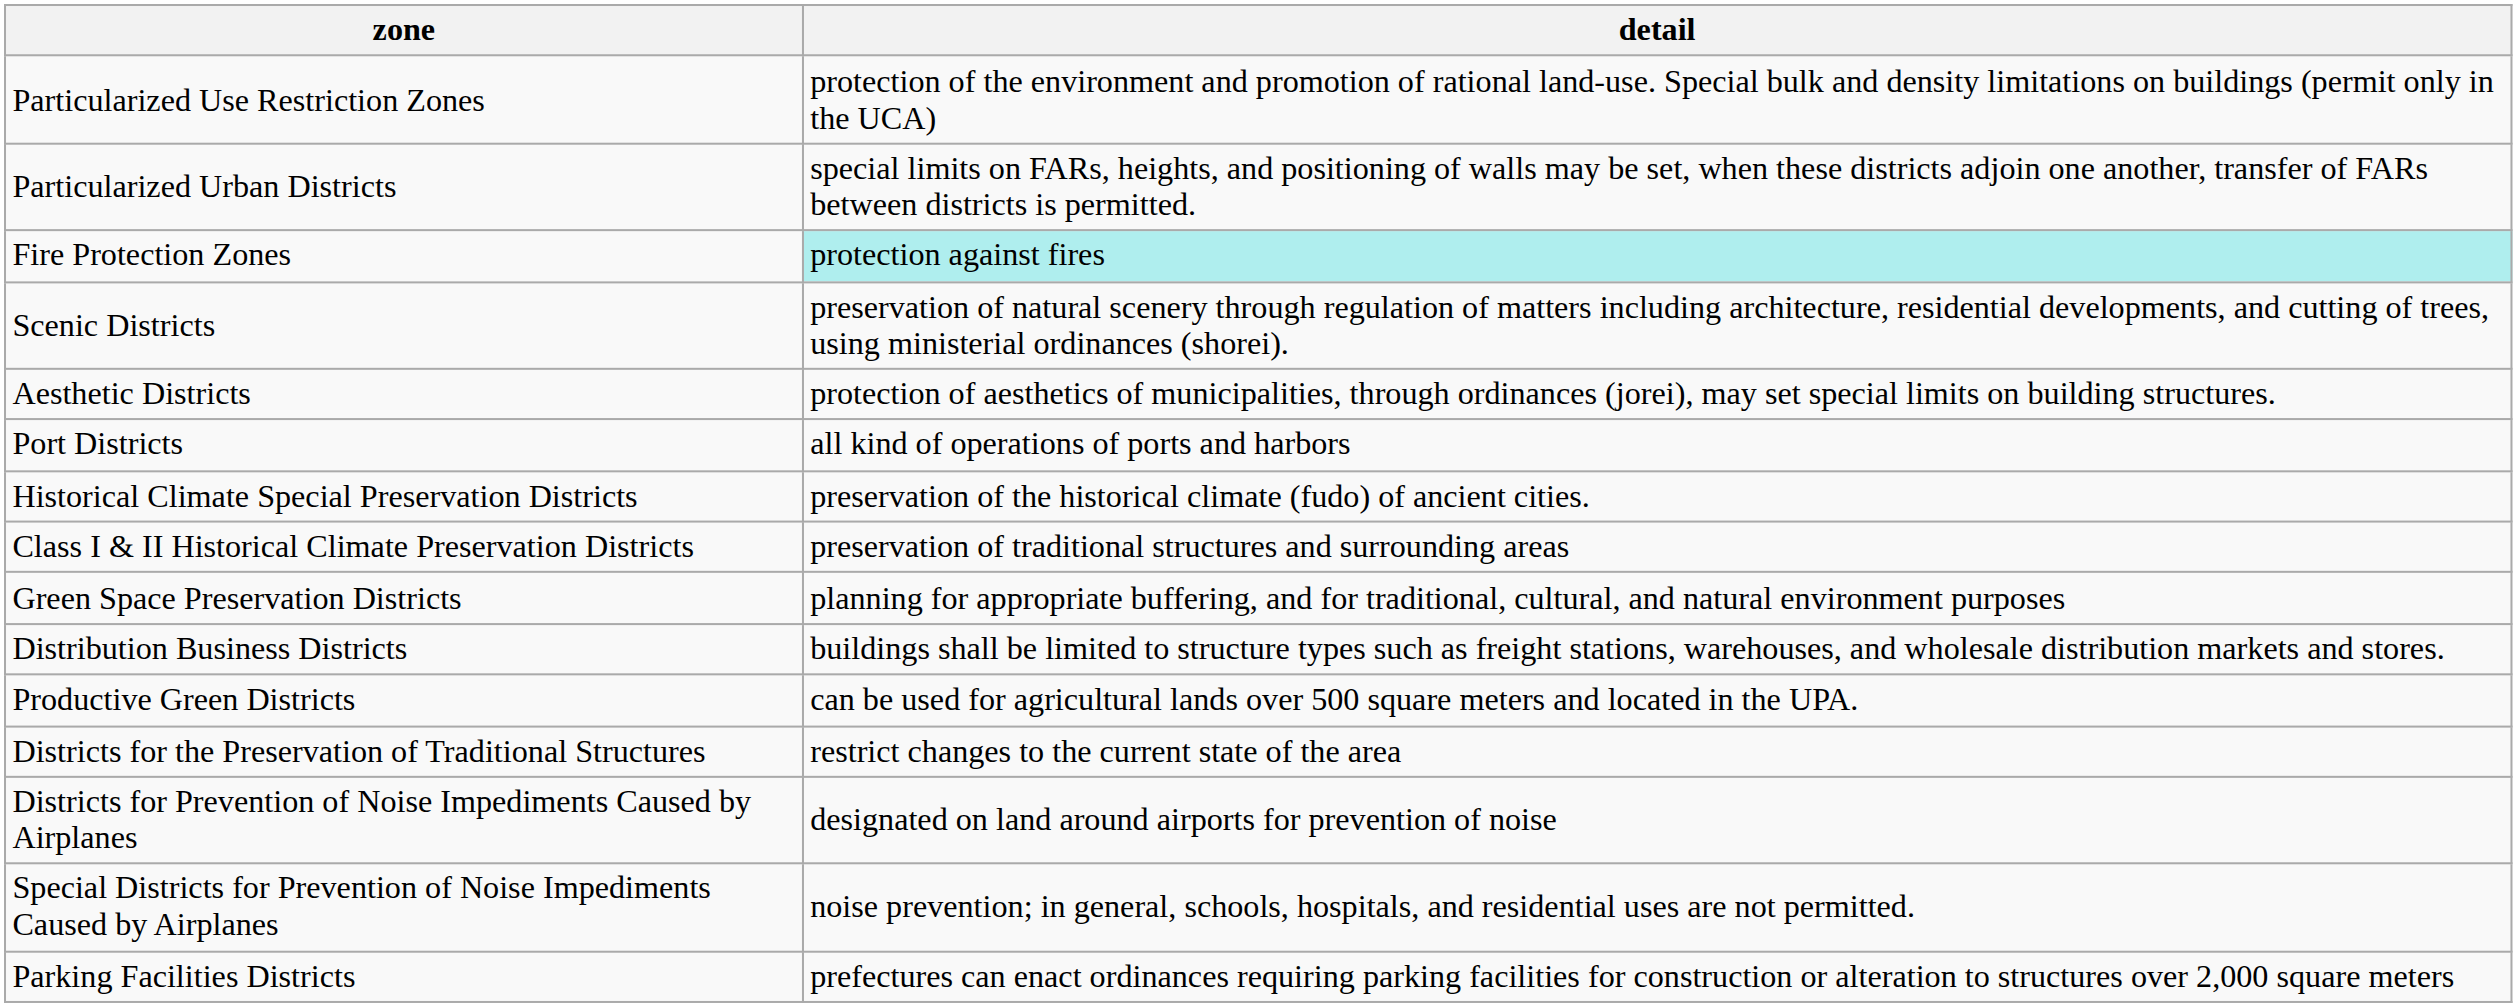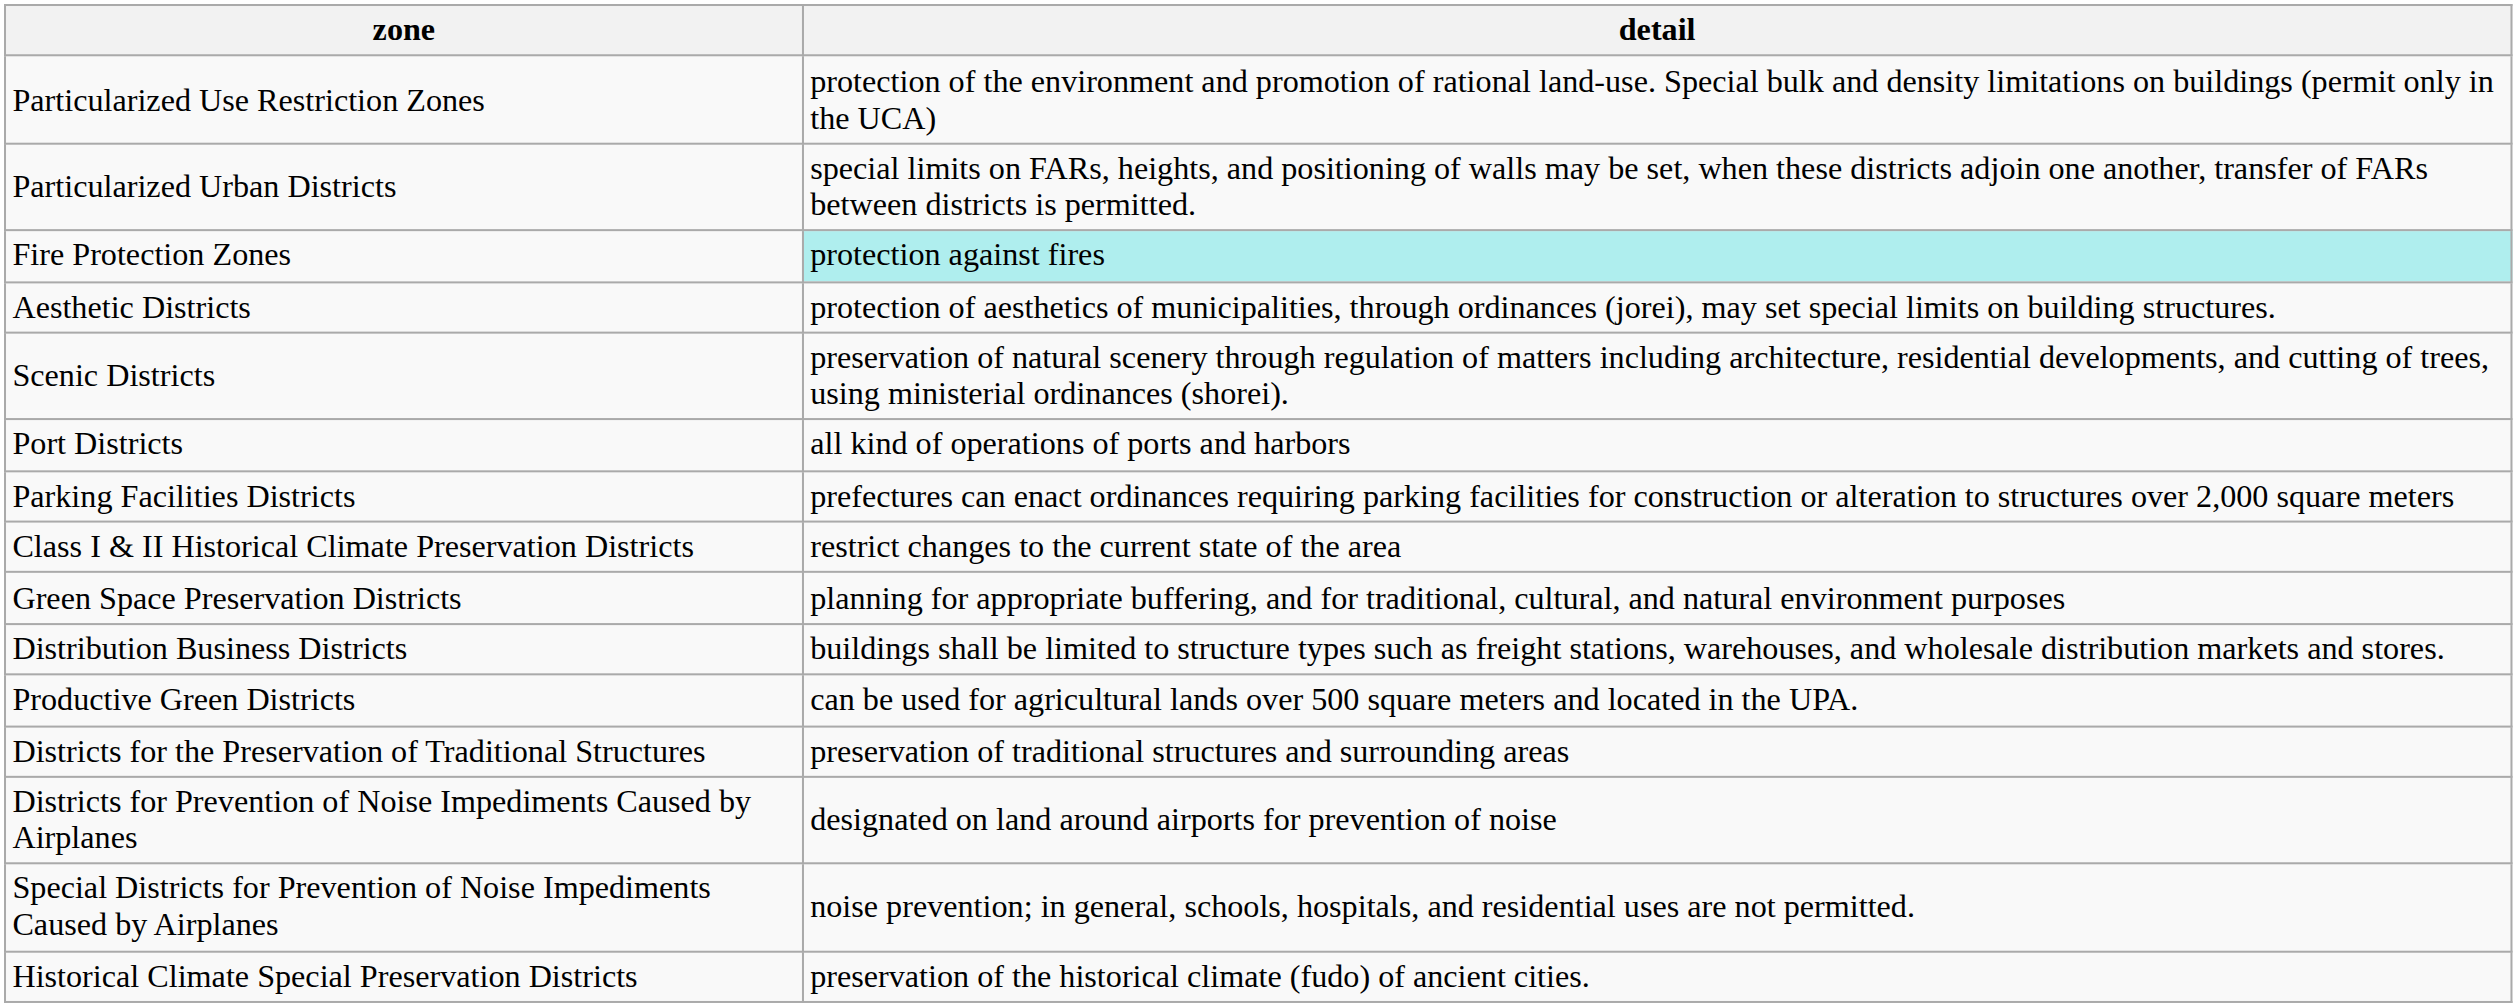rows swapped: (132, 393) <-> (114, 324)
rows swapped: (325, 495) <-> (184, 975)
(1190, 546) preservation of traditional structures and surrounding areas -> (1106, 546) restrict changes to the current state of the area
(1106, 750) restrict changes to the current state of the area -> (1190, 750) preservation of traditional structures and surrounding areas
